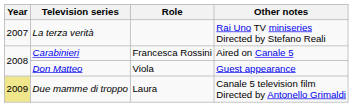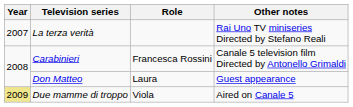(255, 54) Aired on Canale 5 -> (281, 59) Canale 5 television film Directed by Antonello Grimaldi
(143, 69) Viola -> (145, 80) Laura
(145, 89) Laura -> (143, 95) Viola
(281, 89) Canale 5 television film Directed by Antonello Grimaldi -> (255, 95) Aired on Canale 5
